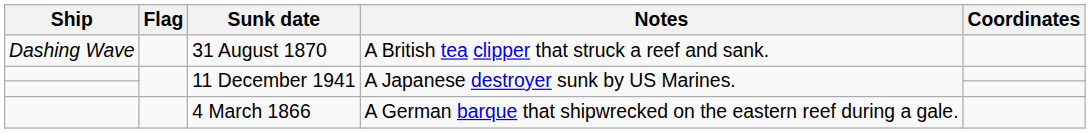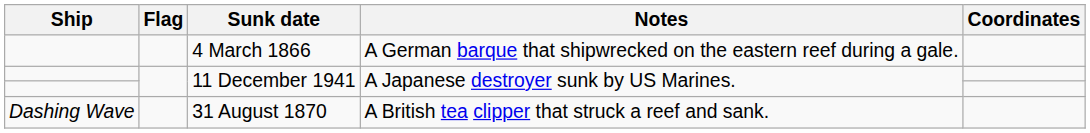rows swapped: (260, 50) <-> (251, 111)
